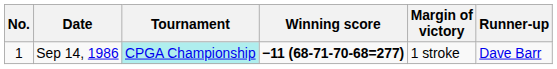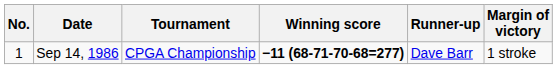columns swapped: (442, 23) <-> (514, 23)
(190, 53) paleturquoise background -> (190, 53) no background
